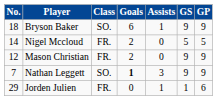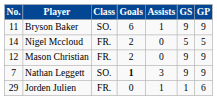(14, 27) 18 -> (14, 27) 11
